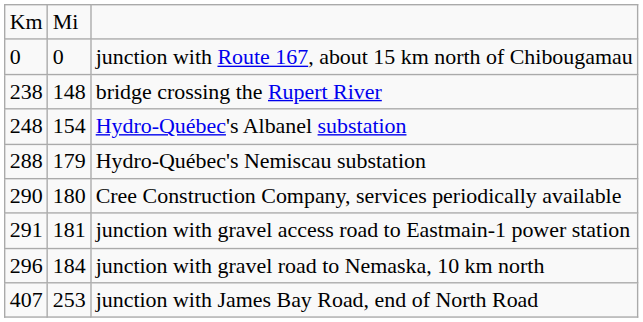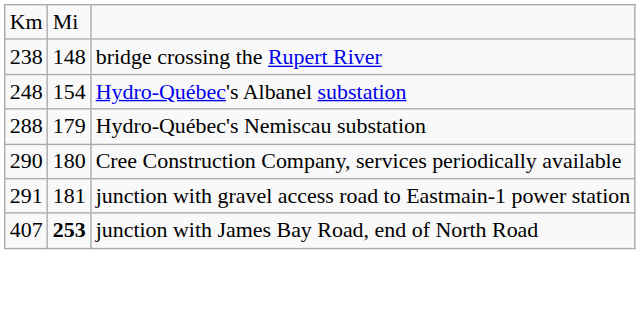- row: (364, 56)
- row: (320, 265)
(69, 299) normal -> (69, 230) bold
